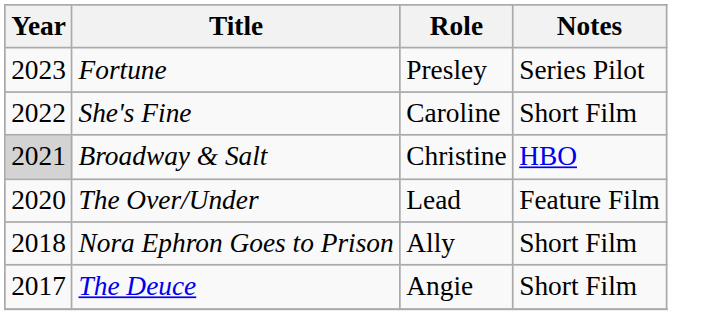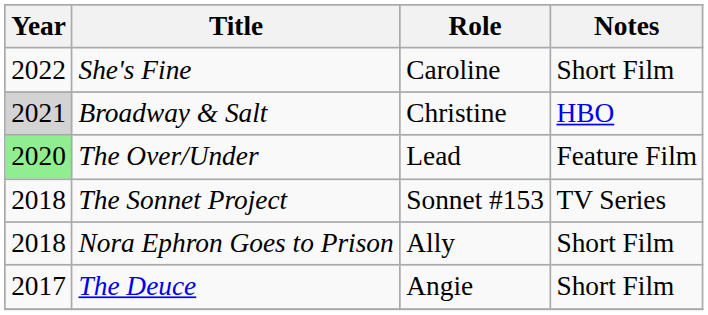- row: (123, 69)
(39, 199) no background -> (39, 156) lightgreen background
+ row: (183, 199)
